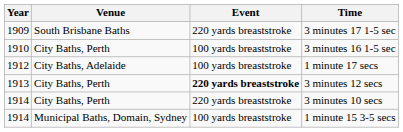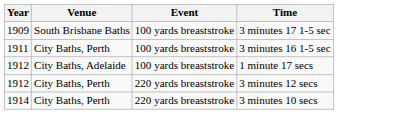(242, 30) 220 yards breaststroke -> (184, 30) 100 yards breaststroke
(18, 48) 1910 -> (18, 48) 1911
(18, 83) 1913 -> (18, 83) 1912
(246, 83) bold -> (184, 83) normal
- row: (350, 118)
